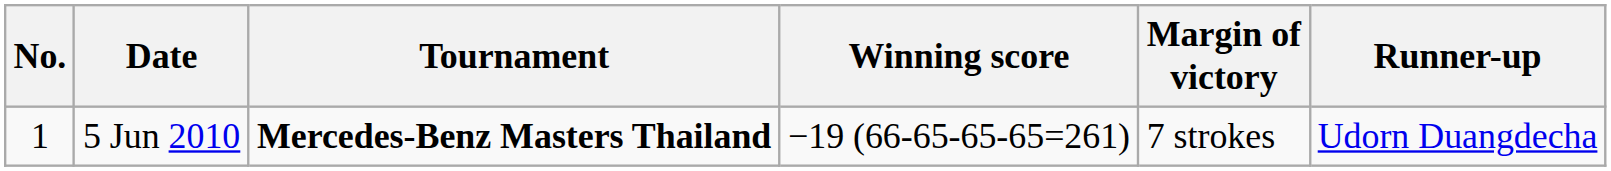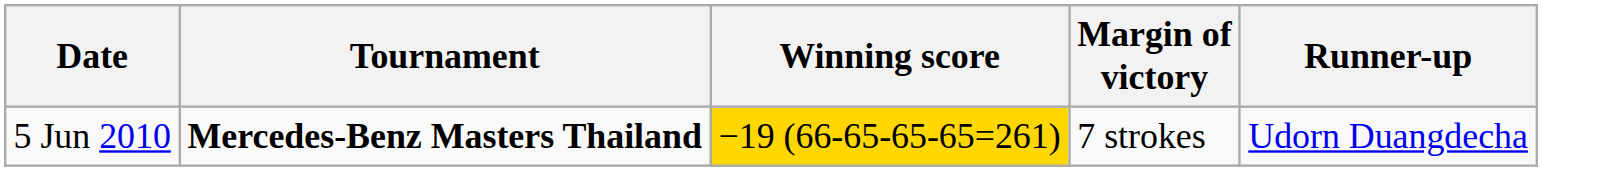- column: (40, 55)
(959, 135) no background -> (890, 135) gold background
